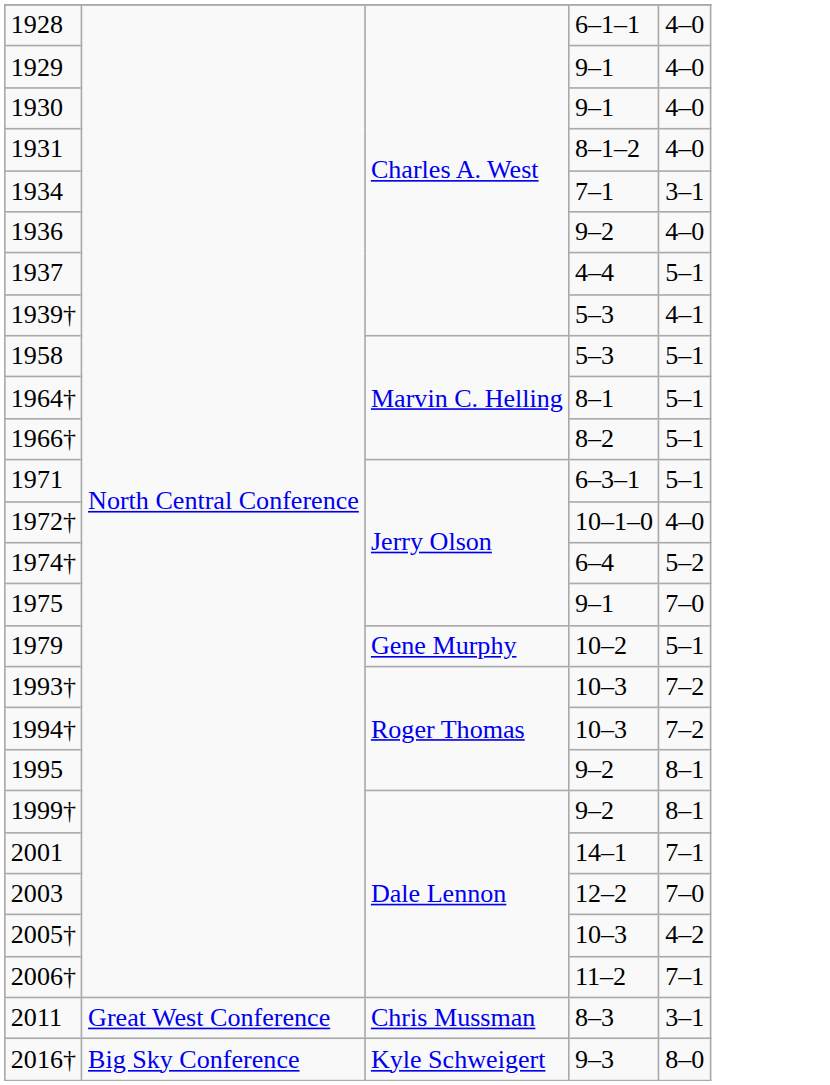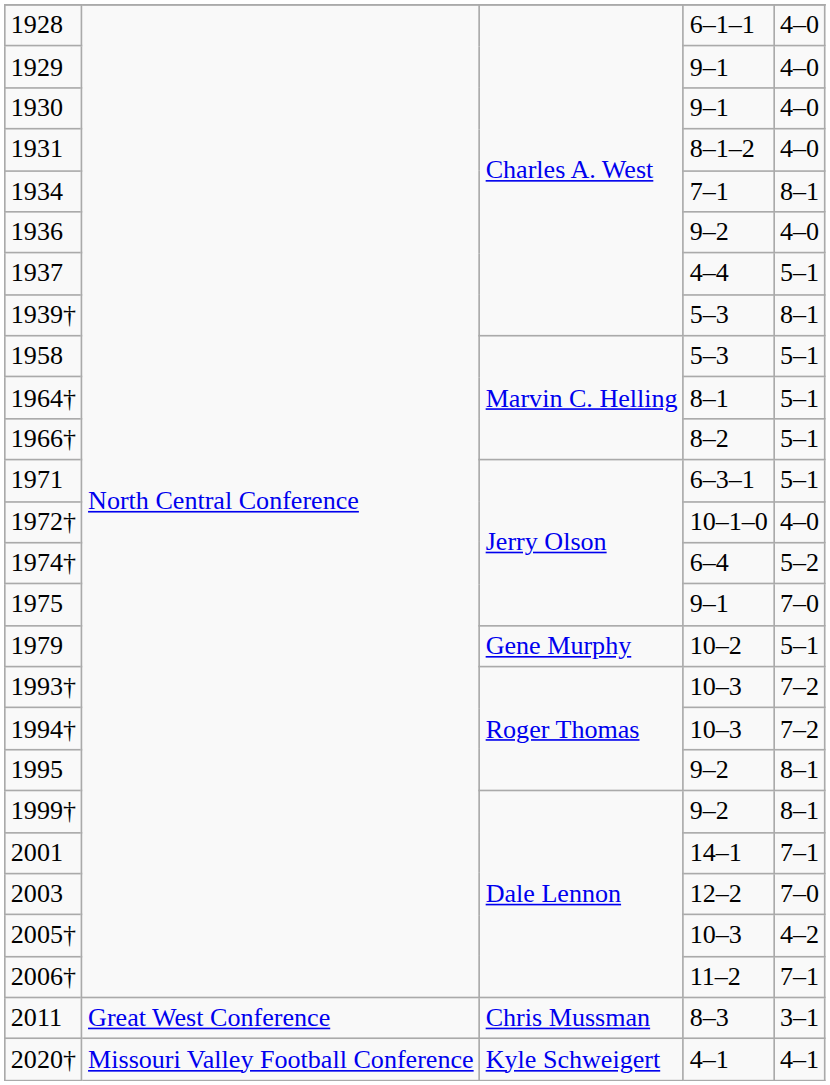(685, 190) 3–1 -> (799, 190) 8–1
(685, 314) 4–1 -> (799, 314) 8–1
- row: (43, 1059)
+ row: (43, 1059)
